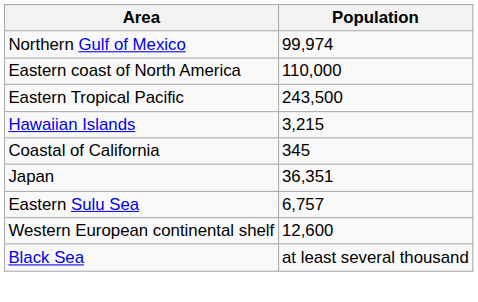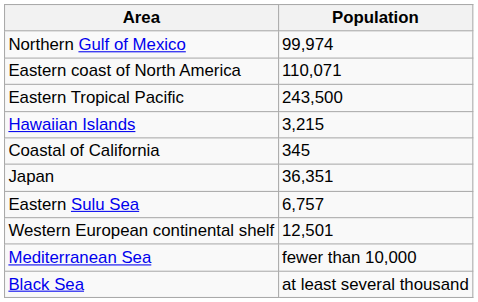(312, 71) 110,000 -> (312, 71) 110,071
(308, 230) 12,600 -> (308, 230) 12,501
+ row: (80, 257)
